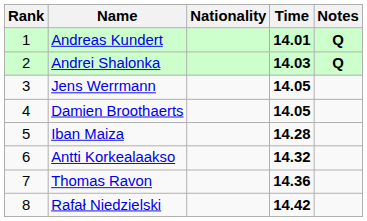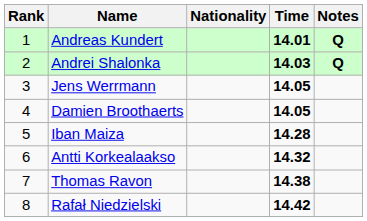(292, 181) 14.36 -> (292, 181) 14.38
